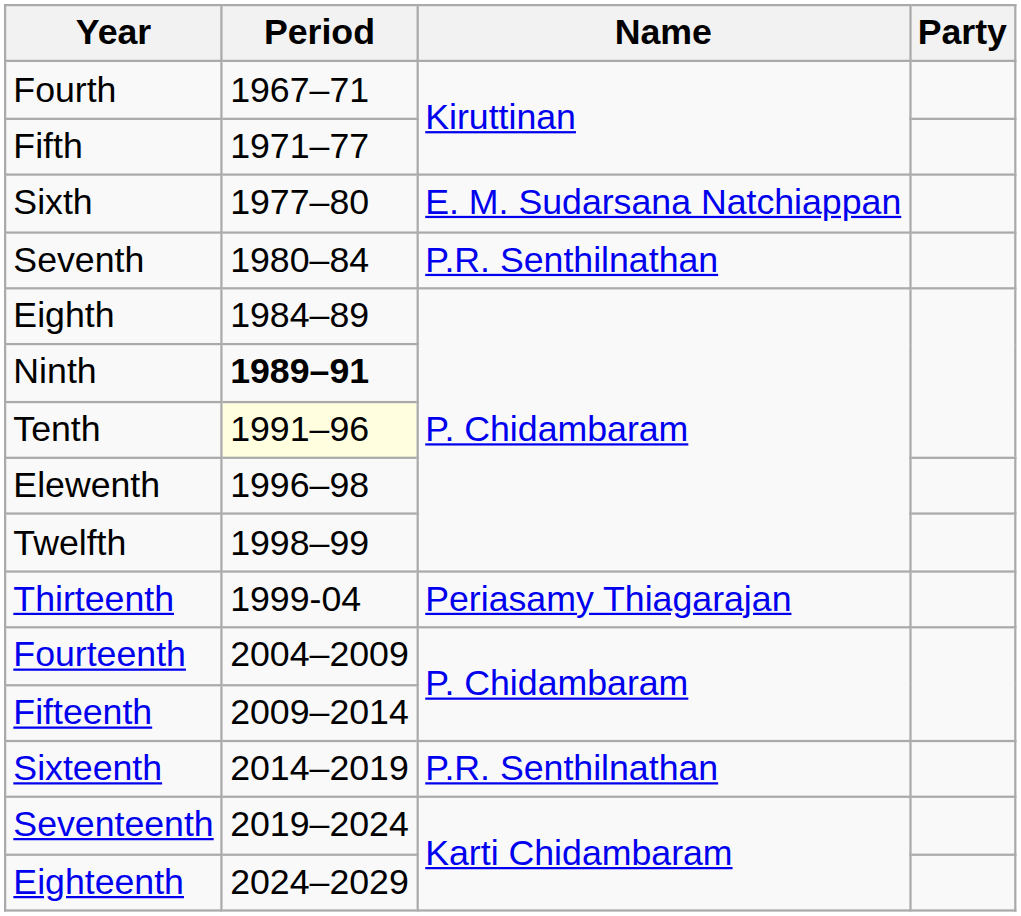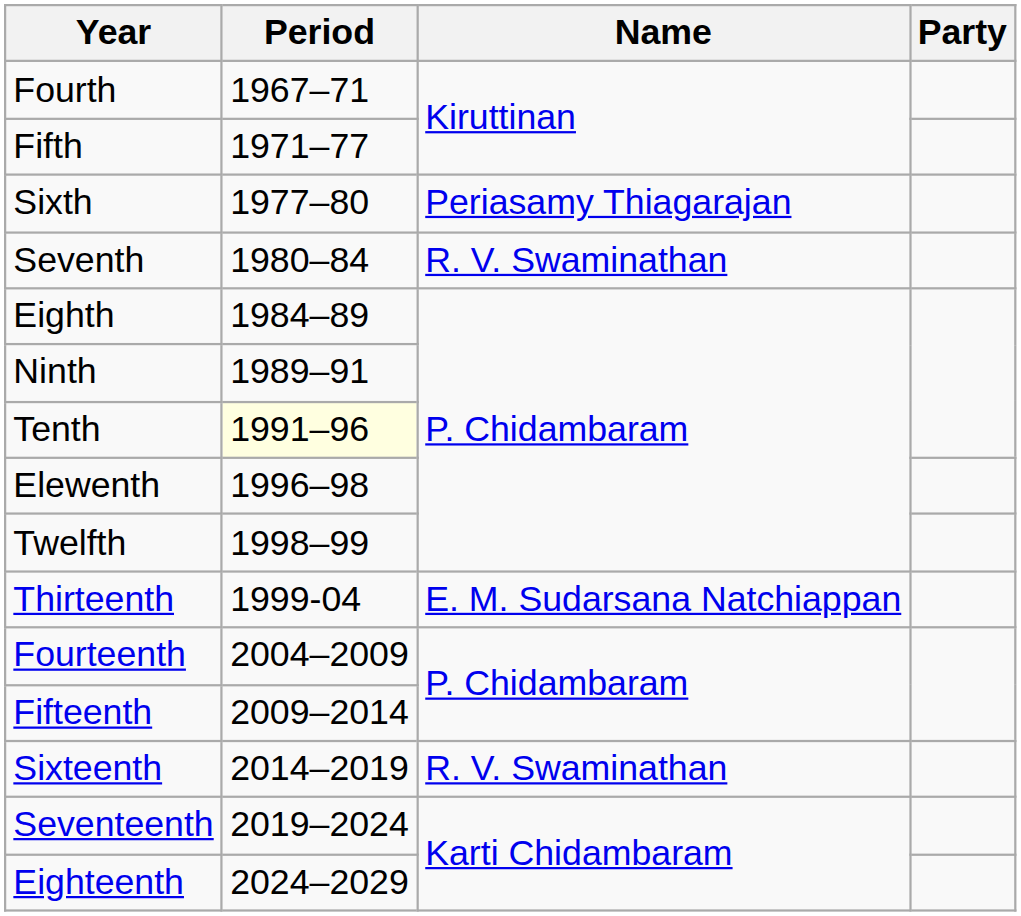(663, 202) E. M. Sudarsana Natchiappan -> (608, 202) Periasamy Thiagarajan
(572, 259) P.R. Senthilnathan -> (576, 259) R. V. Swaminathan
(300, 372) bold -> (300, 372) normal
(608, 598) Periasamy Thiagarajan -> (663, 598) E. M. Sudarsana Natchiappan
(572, 768) P.R. Senthilnathan -> (576, 768) R. V. Swaminathan
